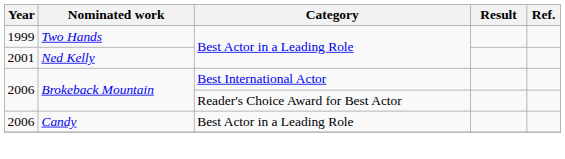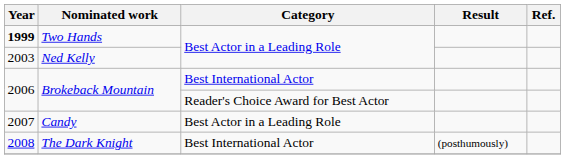(21, 36) normal -> (21, 36) bold
(21, 57) 2001 -> (21, 57) 2003
(21, 121) 2006 -> (21, 121) 2007
+ row: (87, 143)
